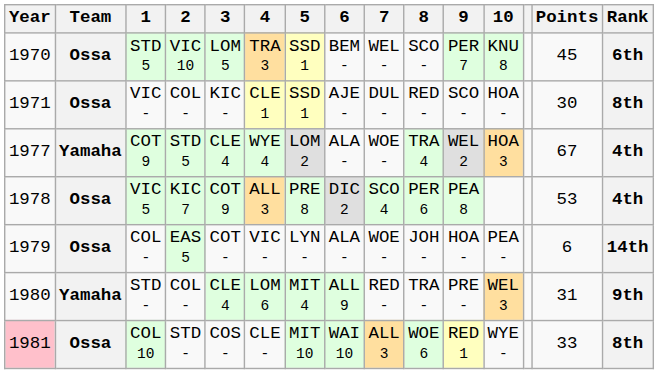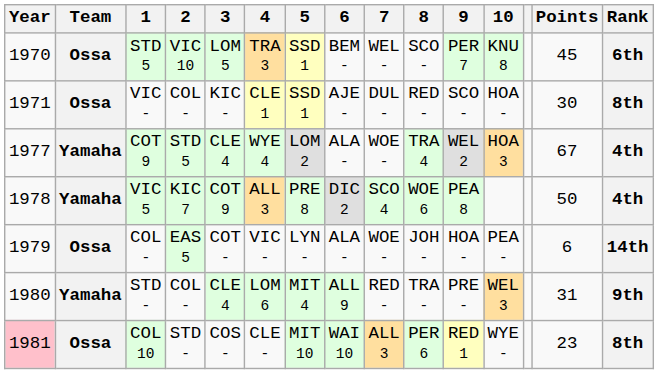(90, 201) Ossa -> (90, 201) Yamaha
(424, 200) PER 6 -> (424, 200) WOE 6
(567, 201) 53 -> (567, 201) 50
(424, 343) WOE 6 -> (424, 343) PER 6
(567, 344) 33 -> (567, 344) 23
